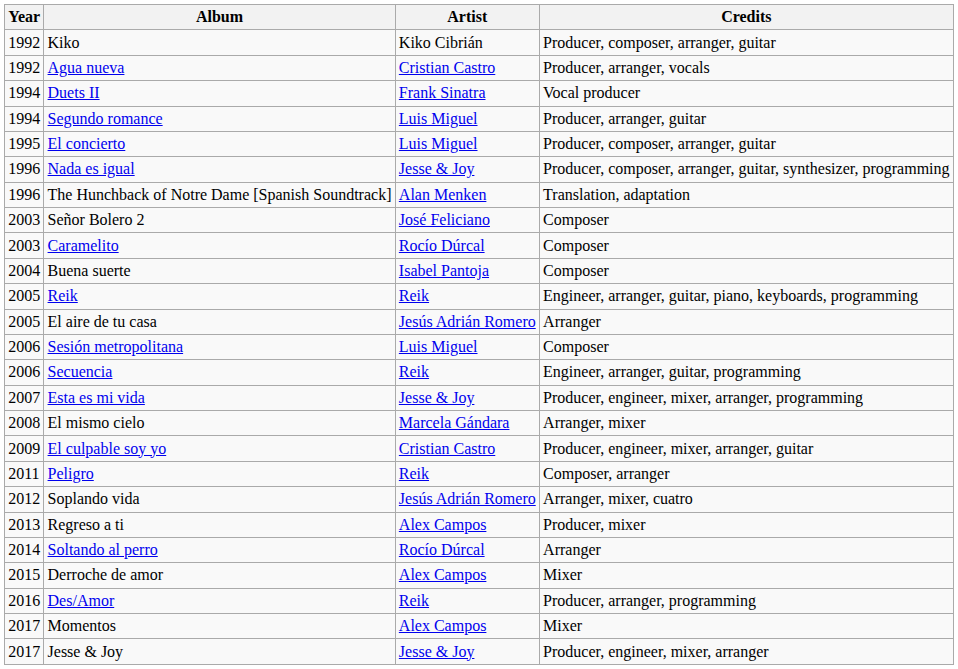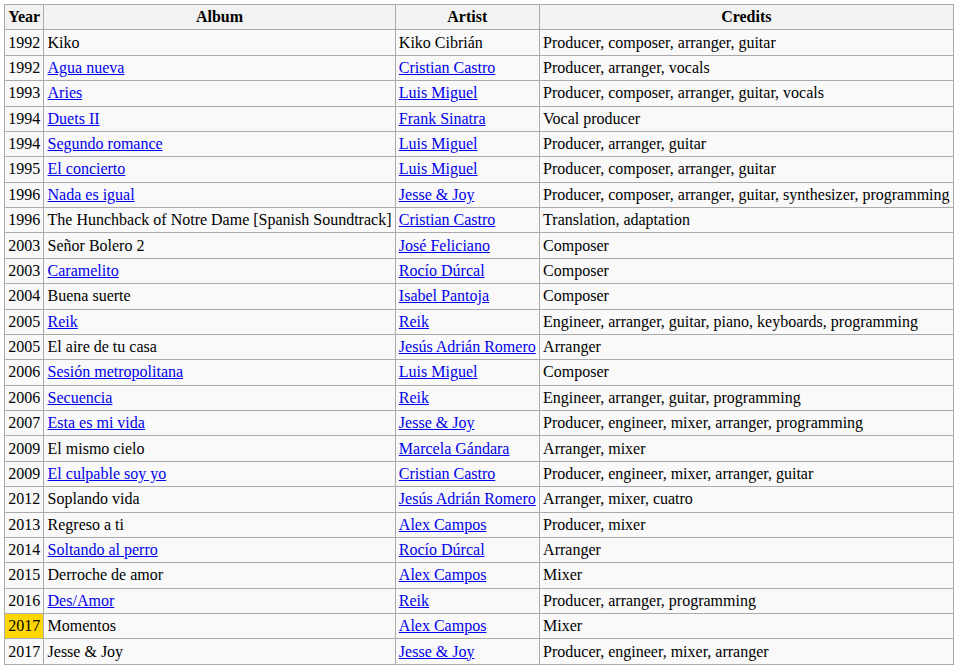+ row: (65, 93)
(443, 194) Alan Menken -> (447, 220) Cristian Castro
(24, 423) 2008 -> (24, 448) 2009
- row: (71, 473)
(24, 626) no background -> (24, 626) gold background
